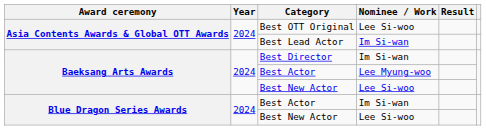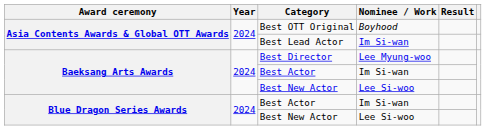(387, 27) Lee Si-woo -> (378, 27) Boyhood
(384, 57) Im Si-wan -> (395, 57) Lee Myung-woo
(395, 72) Lee Myung-woo -> (384, 72) Im Si-wan
